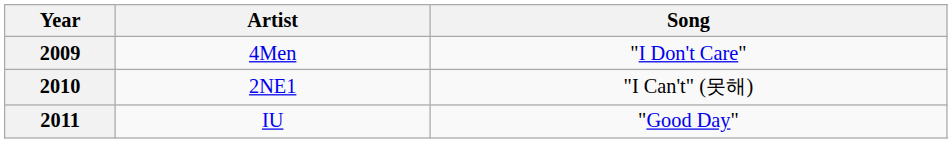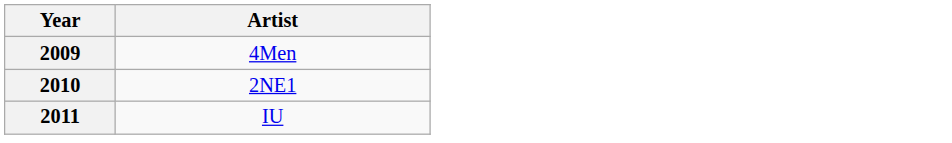- column: (688, 20)
